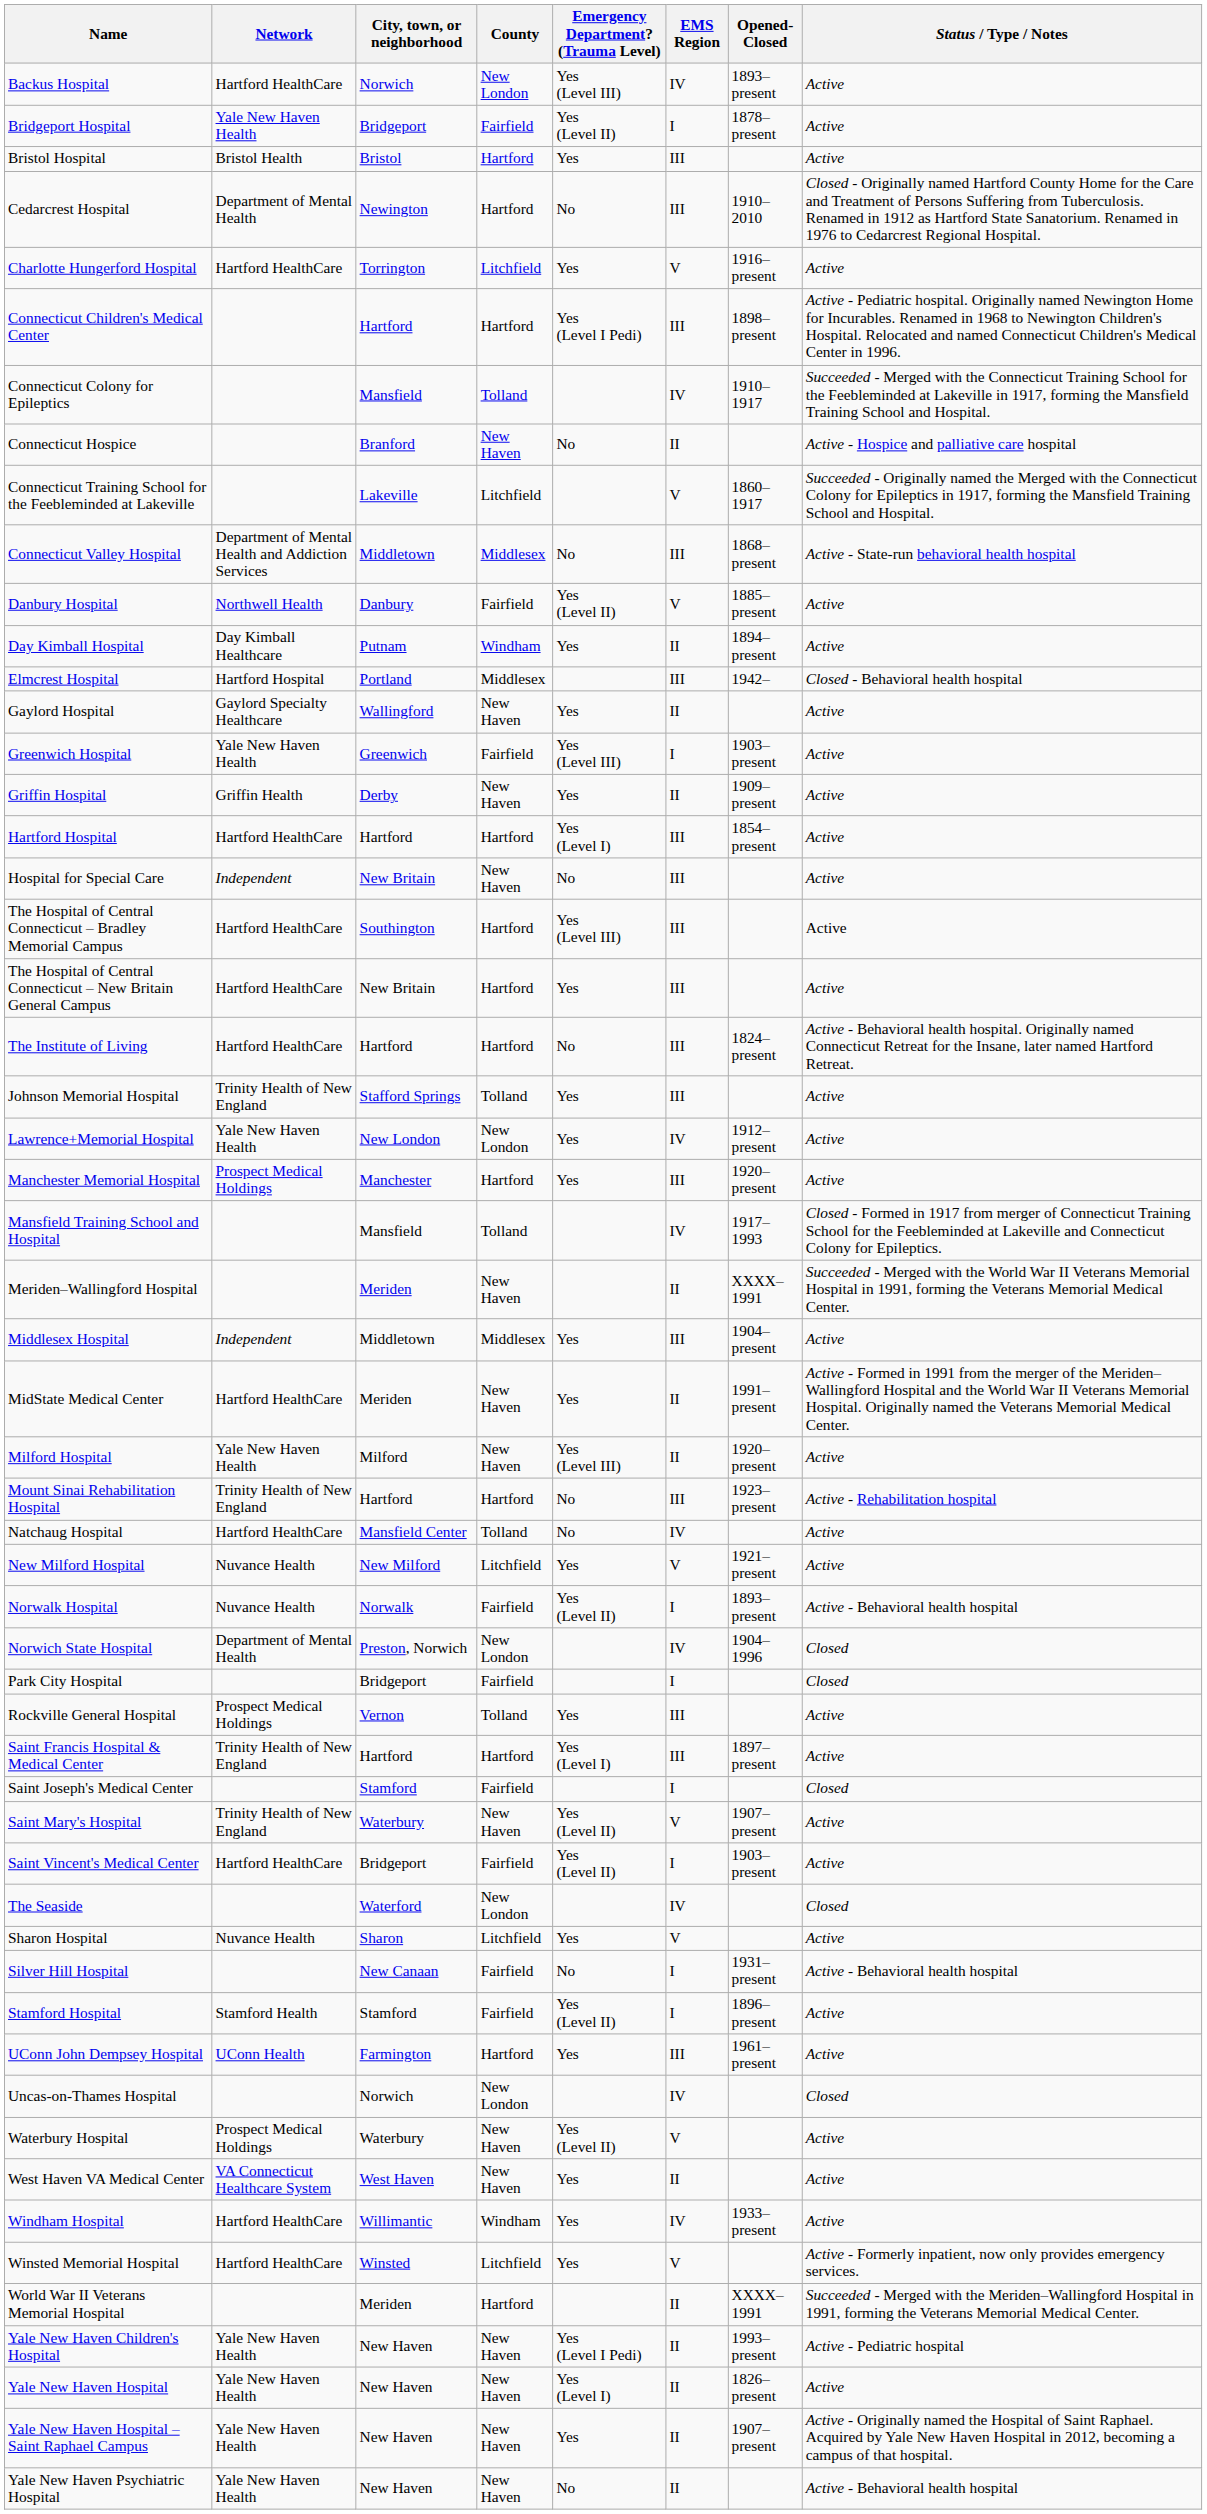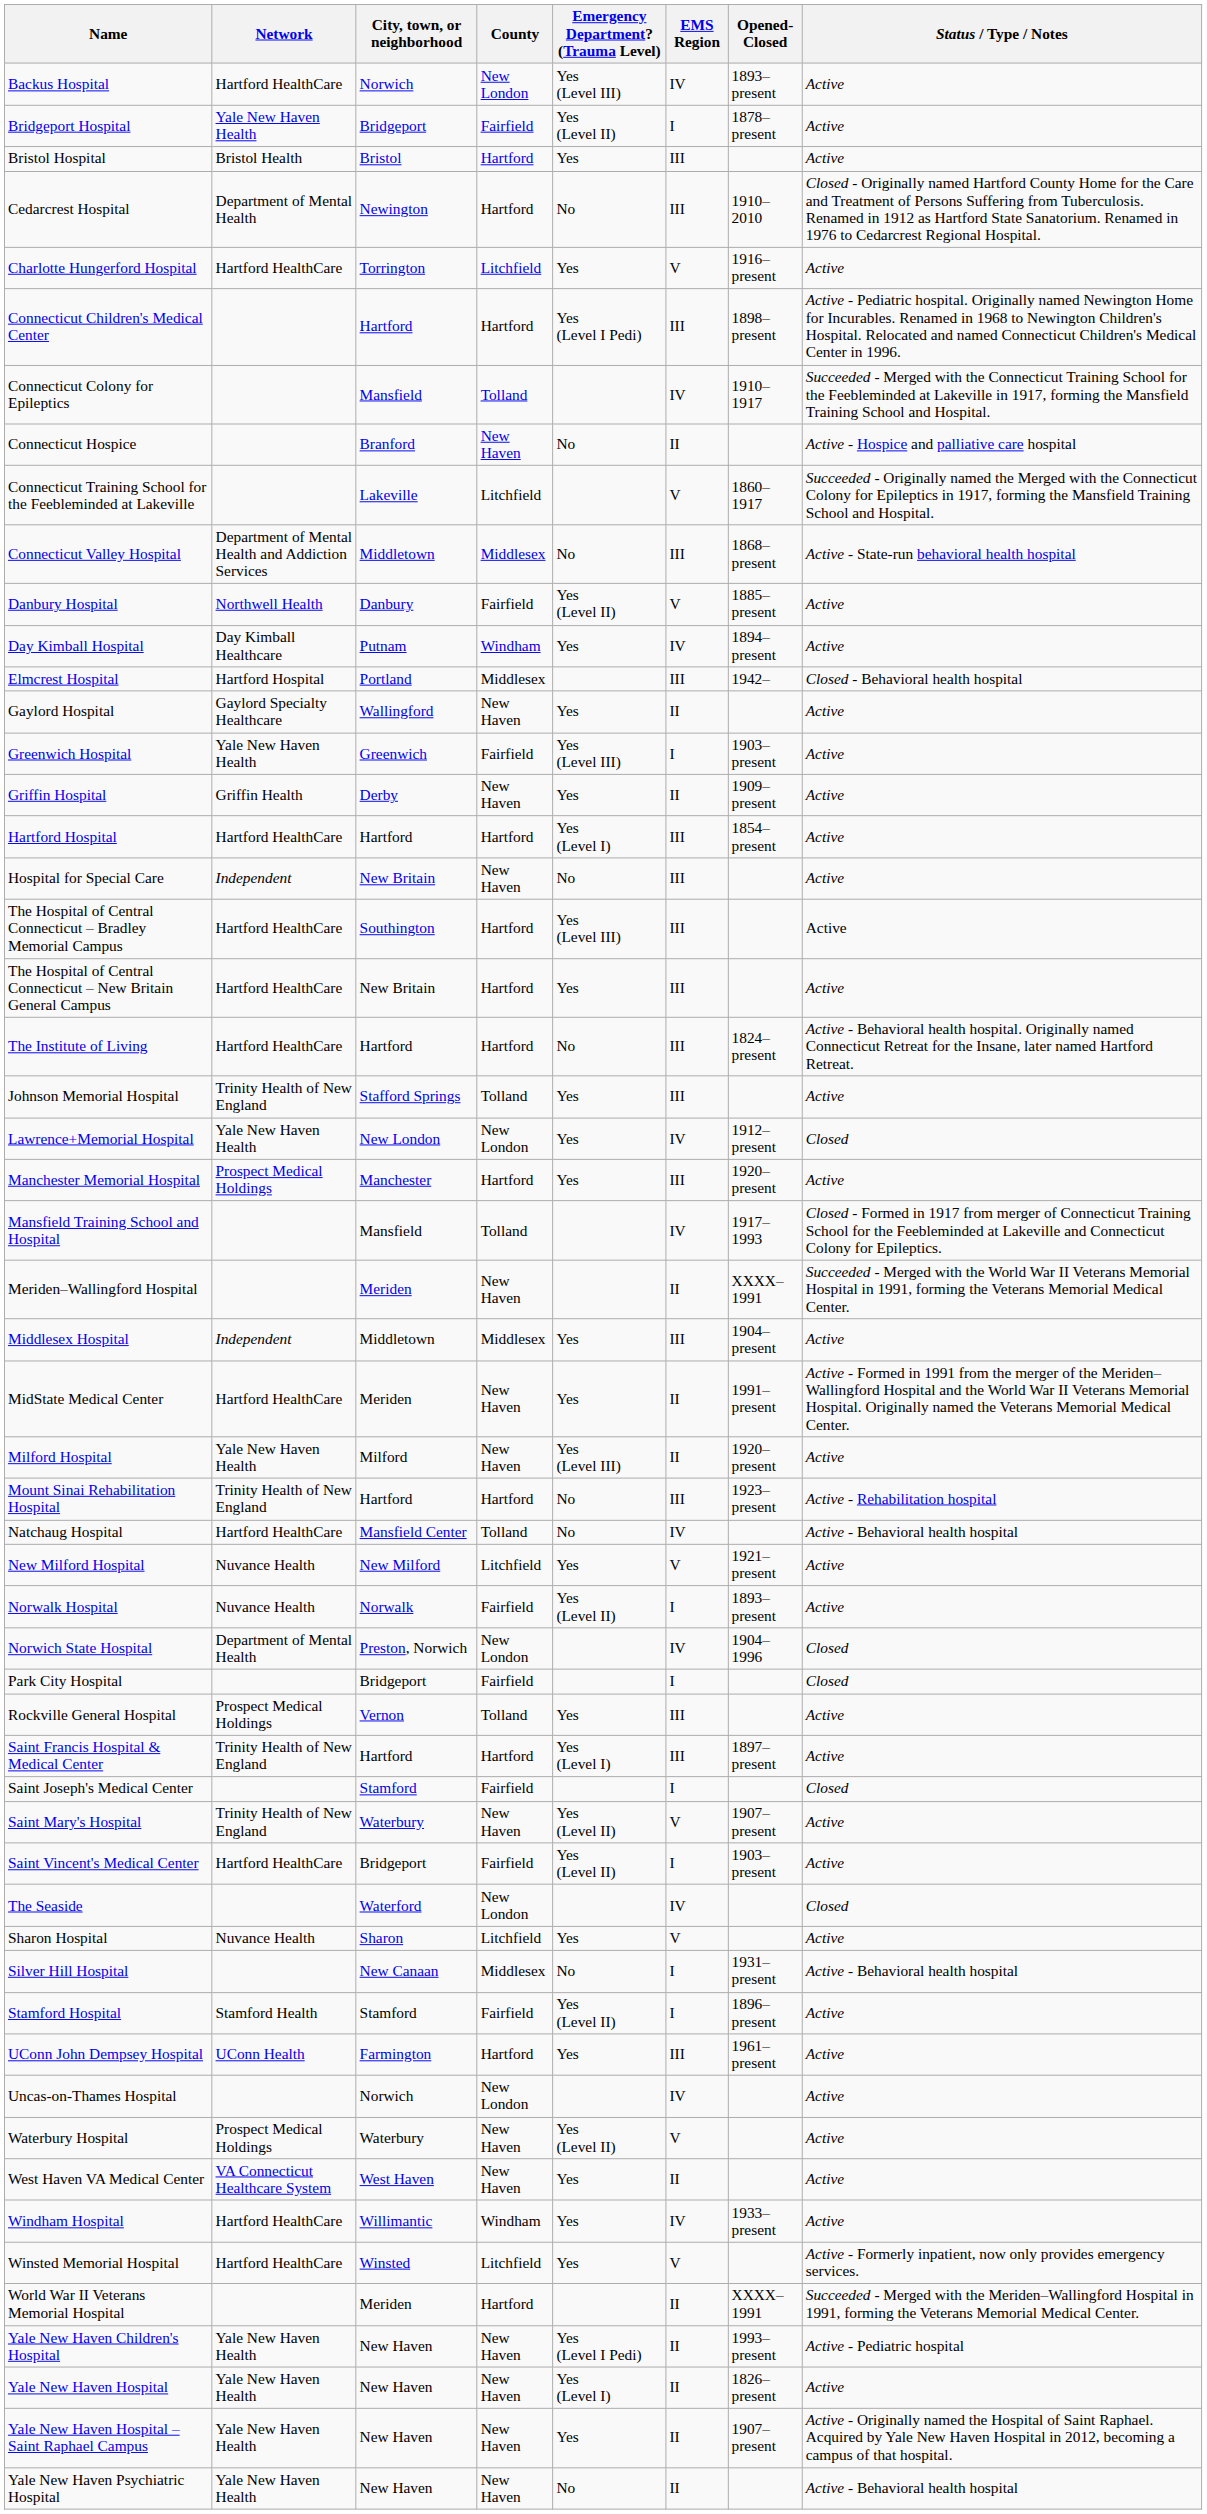(675, 645) II -> (678, 645) IV
(825, 1138) Active -> (827, 1138) Closed
(825, 1532) Active -> (912, 1532) Active - Behavioral health hospital
(912, 1606) Active - Behavioral health hospital -> (825, 1606) Active
(507, 1971) Fairfield -> (513, 1971) Middlesex
(827, 2096) Closed -> (825, 2096) Active
